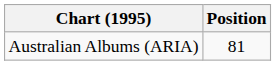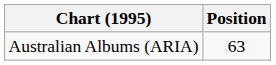(237, 45) 81 -> (237, 45) 63
